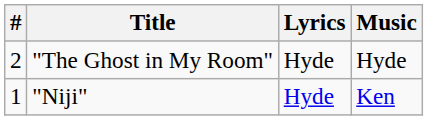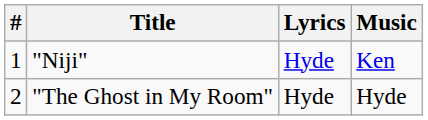rows swapped: (60, 96) <-> (153, 59)
